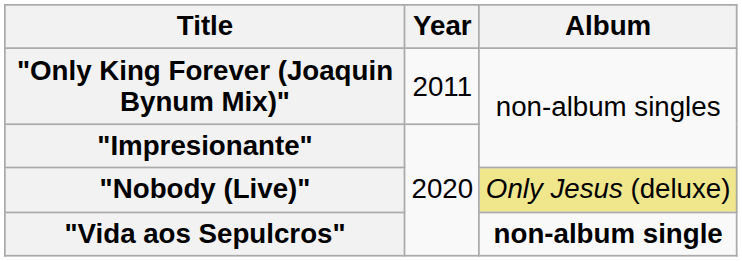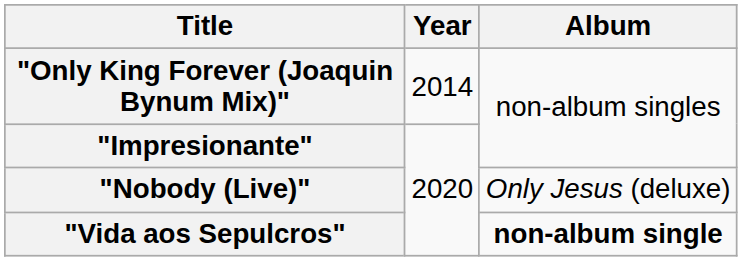(442, 85) 2011 -> (442, 85) 2014
(608, 189) khaki background -> (608, 189) no background
